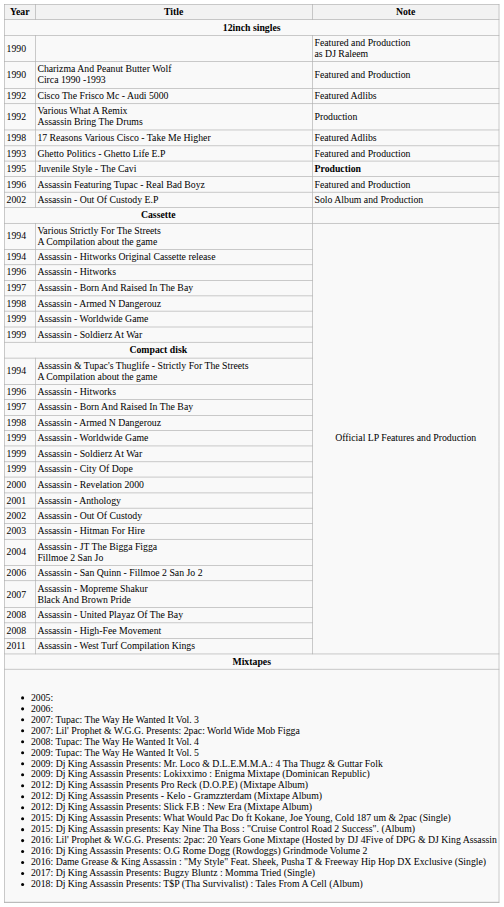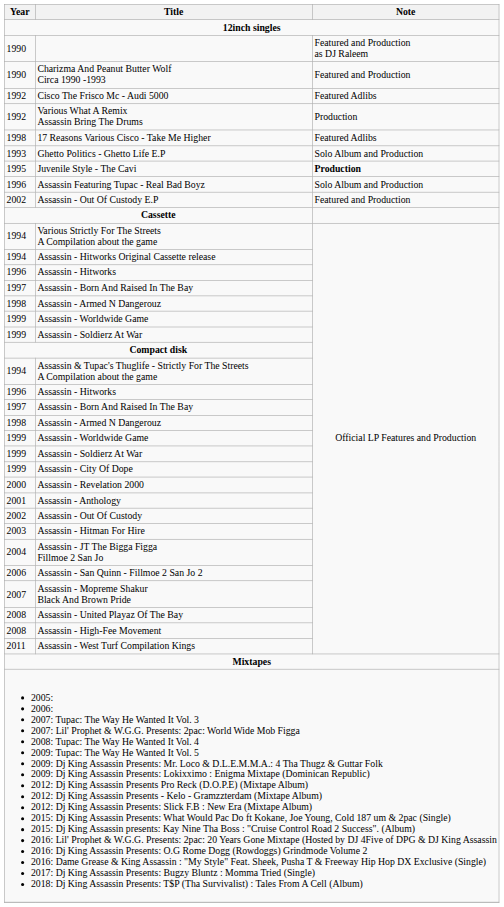(362, 153) Featured and Production -> (369, 153) Solo Album and Production
(362, 184) Featured and Production -> (369, 184) Solo Album and Production
(369, 199) Solo Album and Production -> (362, 199) Featured and Production
